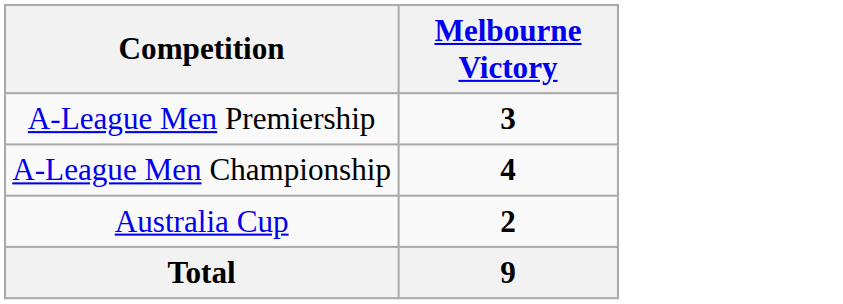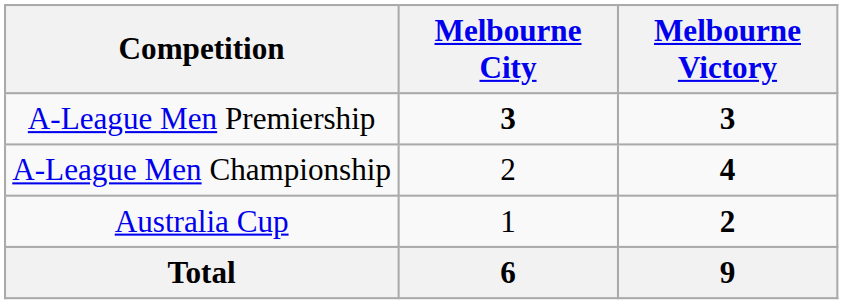+ column: (508, 48)
